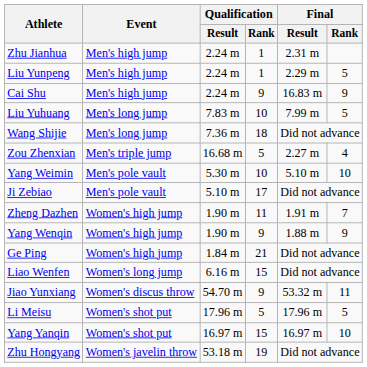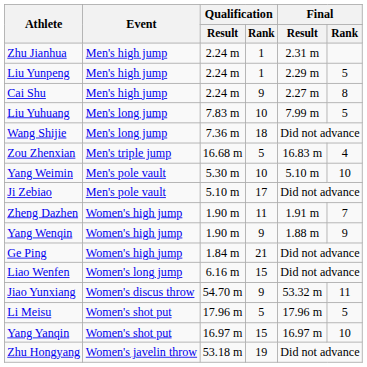(302, 93) 16.83 m -> (302, 93) 2.27 m
(345, 93) 9 -> (345, 93) 8
(302, 153) 2.27 m -> (302, 153) 16.83 m
